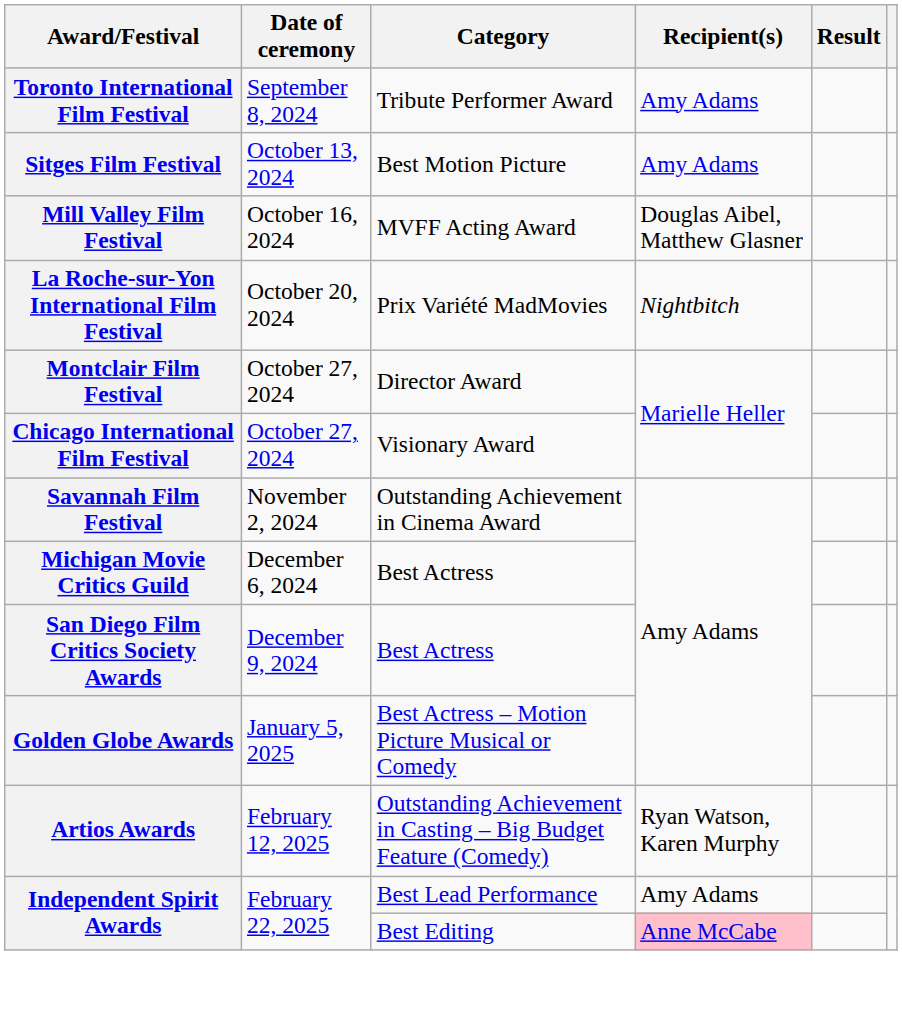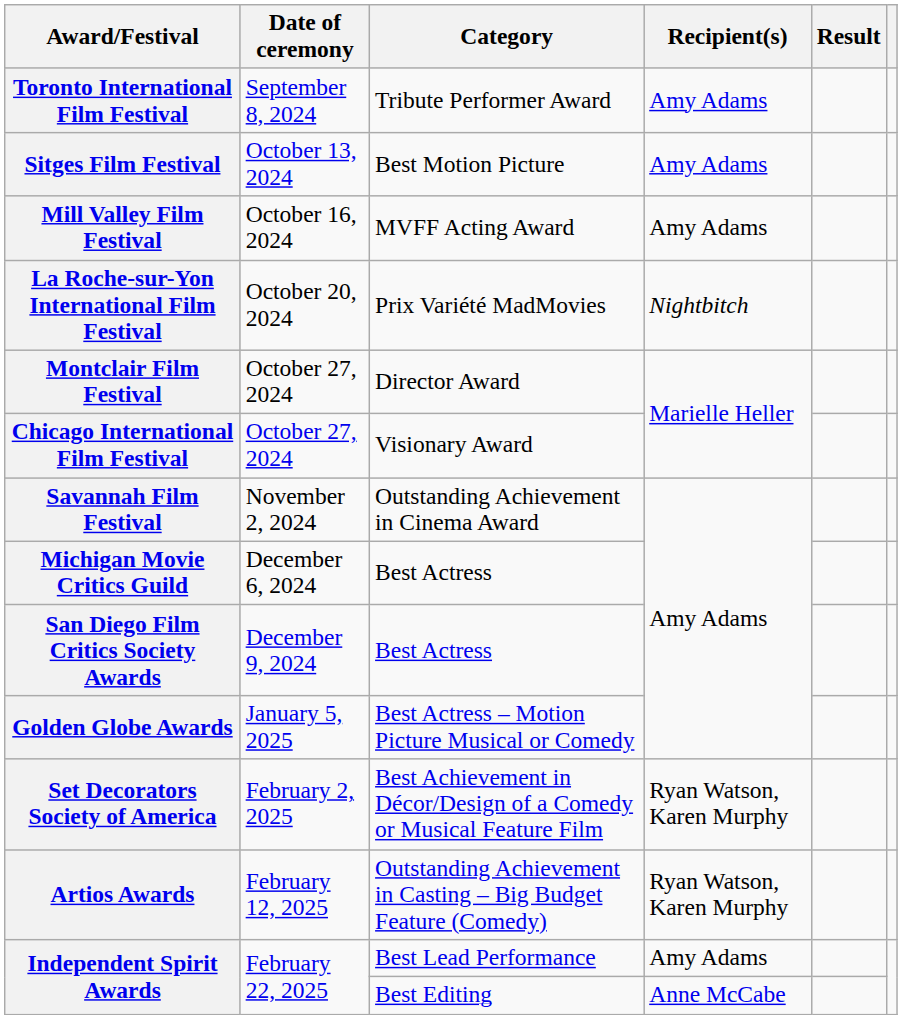(722, 227) Douglas Aibel, Matthew Glasner -> (708, 227) Amy Adams
+ row: (122, 803)
(708, 931) pink background -> (717, 995) no background
